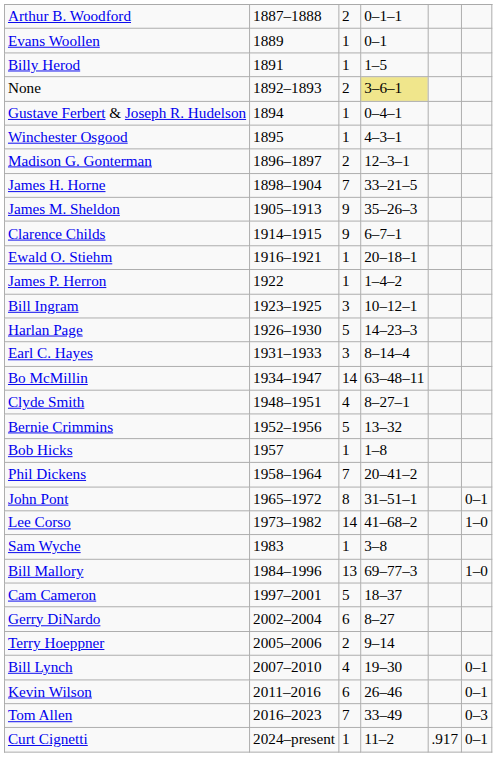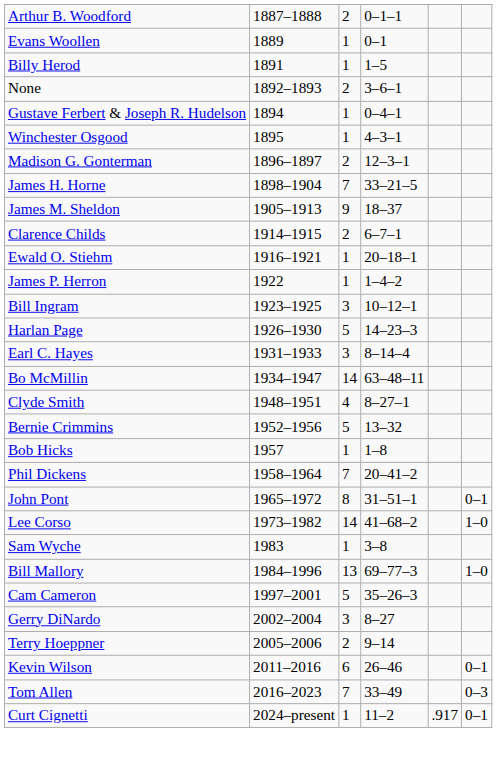(383, 88) khaki background -> (383, 88) no background
(391, 209) 35–26–3 -> (383, 209) 18–37
(346, 233) 9 -> (346, 233) 2
(383, 595) 18–37 -> (391, 595) 35–26–3
(346, 619) 6 -> (346, 619) 3
- row: (40, 667)
